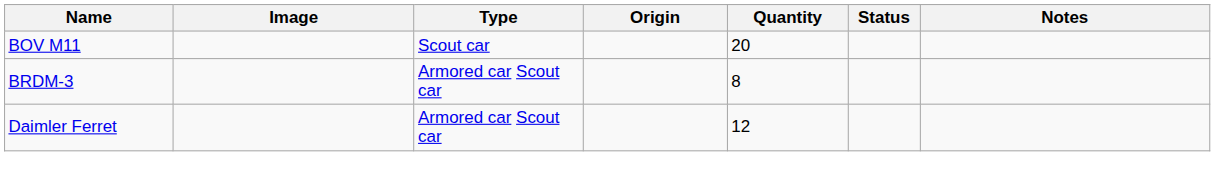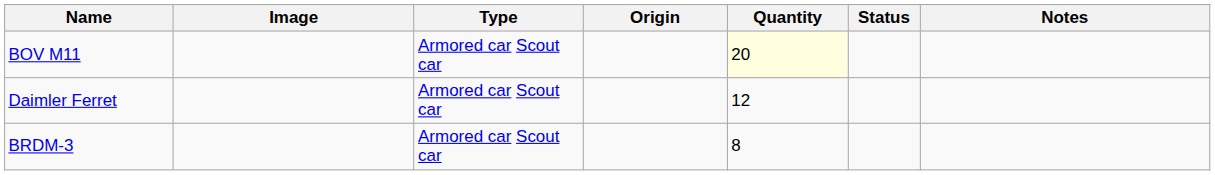(454, 44) Scout car -> (489, 54) Armored car Scout car
(741, 44) no background -> (741, 54) lightyellow background
rows swapped: (63, 127) <-> (41, 81)
